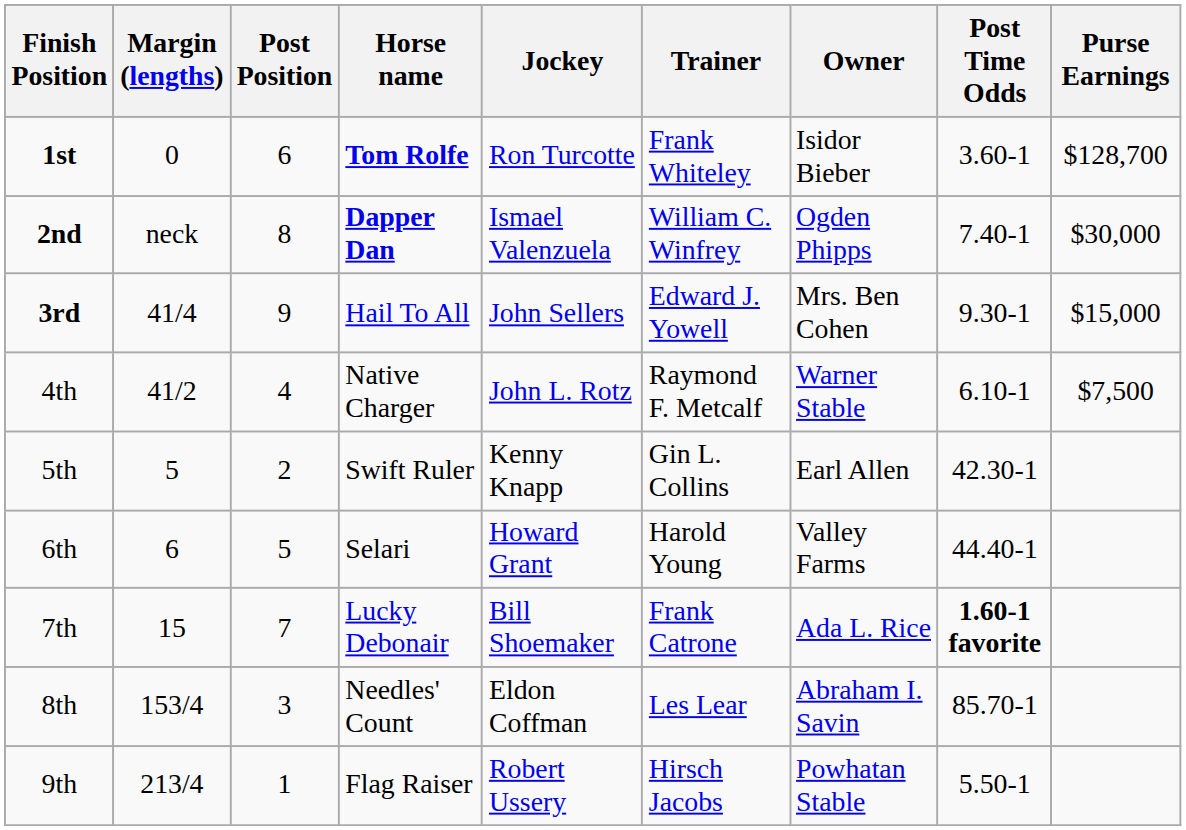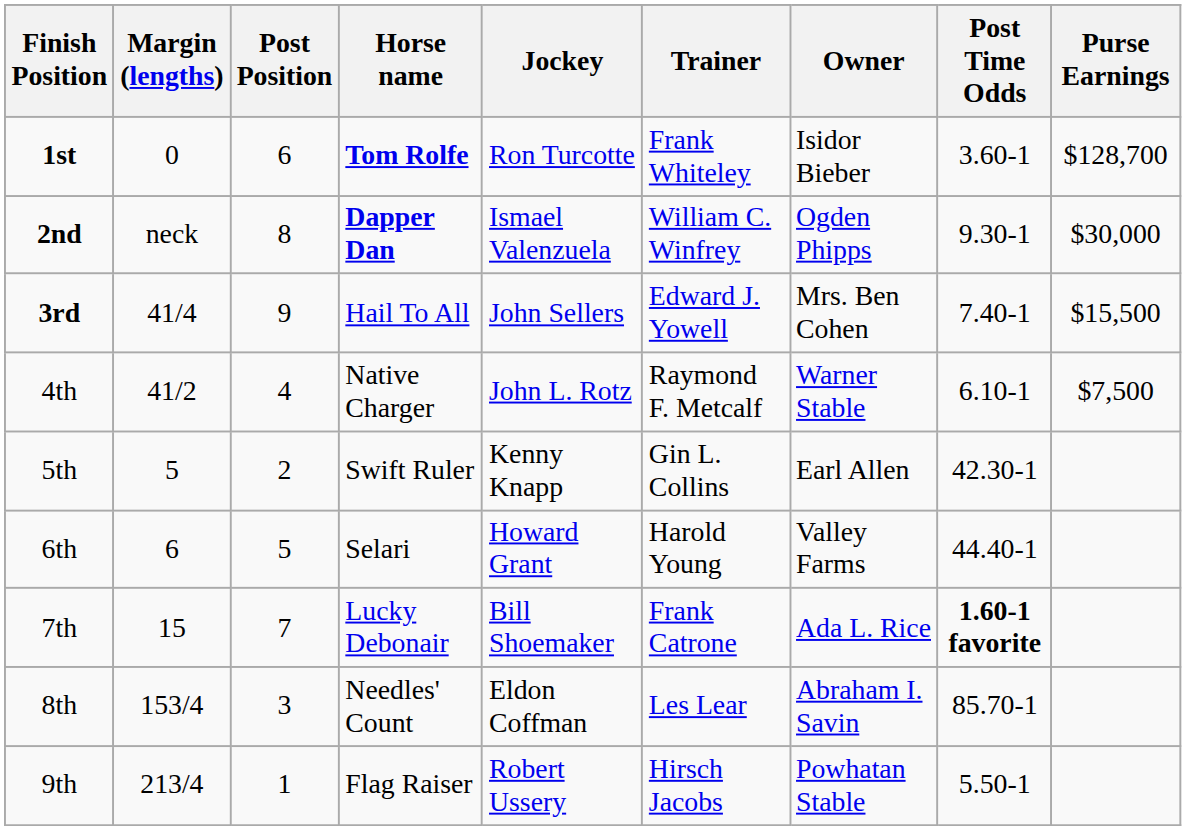(995, 234) 7.40-1 -> (995, 234) 9.30-1
(995, 312) 9.30-1 -> (995, 312) 7.40-1
(1116, 312) $15,000 -> (1116, 312) $15,500
